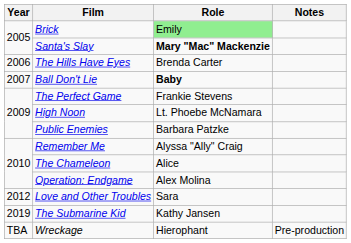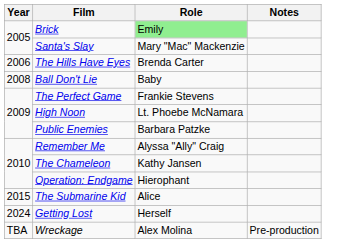(213, 46) bold -> (191, 46) normal
(19, 79) 2007 -> (19, 79) 2008
(169, 79) bold -> (149, 79) normal
(167, 163) Alice -> (169, 163) Kathy Jansen
(183, 180) Alex Molina -> (163, 180) Hierophant
- row: (93, 197)
(19, 213) 2019 -> (19, 197) 2015
(188, 213) Kathy Jansen -> (149, 197) Alice
+ row: (64, 213)
(182, 230) Hierophant -> (165, 230) Alex Molina
